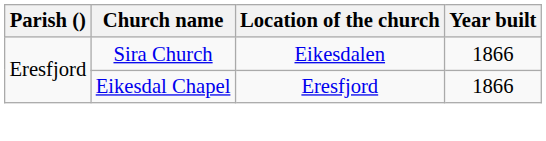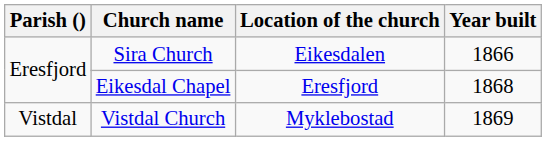(493, 86) 1866 -> (493, 86) 1868
+ row: (163, 119)
